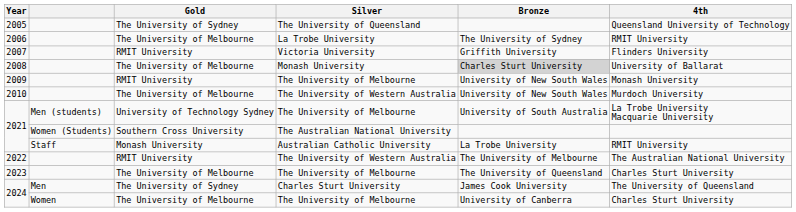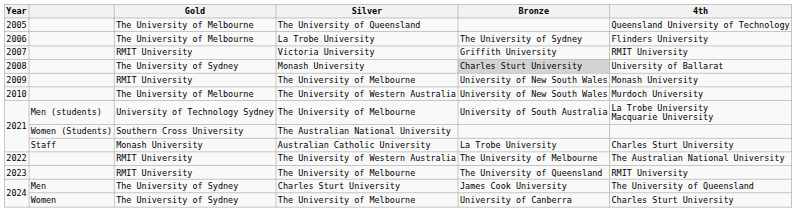(177, 25) The University of Sydney -> (185, 25) The University of Melbourne
(650, 39) RMIT University -> (660, 39) Flinders University
(660, 53) Flinders University -> (650, 53) RMIT University
(185, 66) The University of Melbourne -> (177, 66) The University of Sydney
(650, 145) RMIT University -> (673, 145) Charles Sturt University
(185, 172) The University of Melbourne -> (154, 172) RMIT University
(673, 172) Charles Sturt University -> (650, 172) RMIT University
(185, 200) The University of Melbourne -> (177, 200) The University of Sydney
